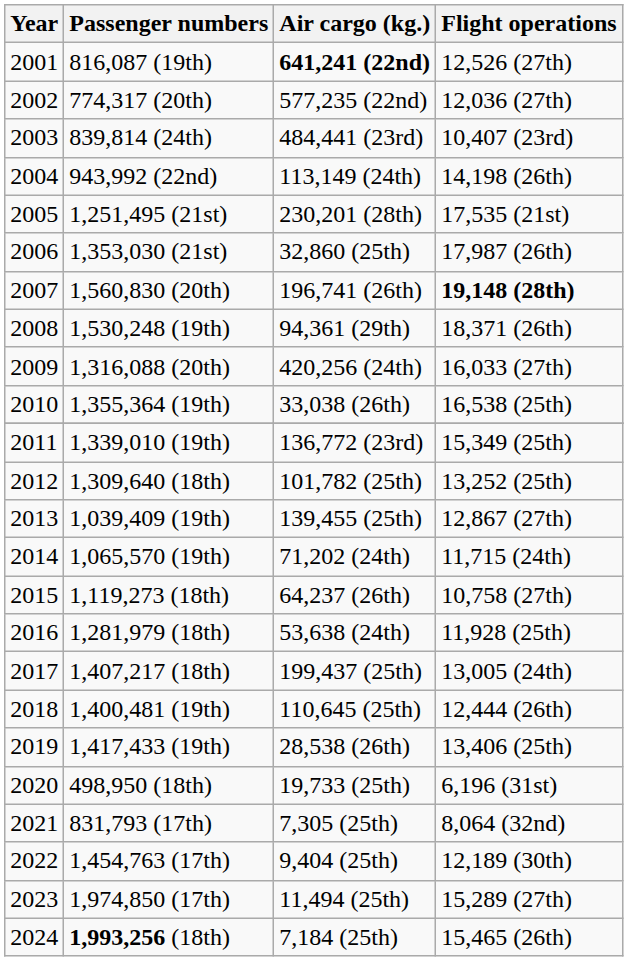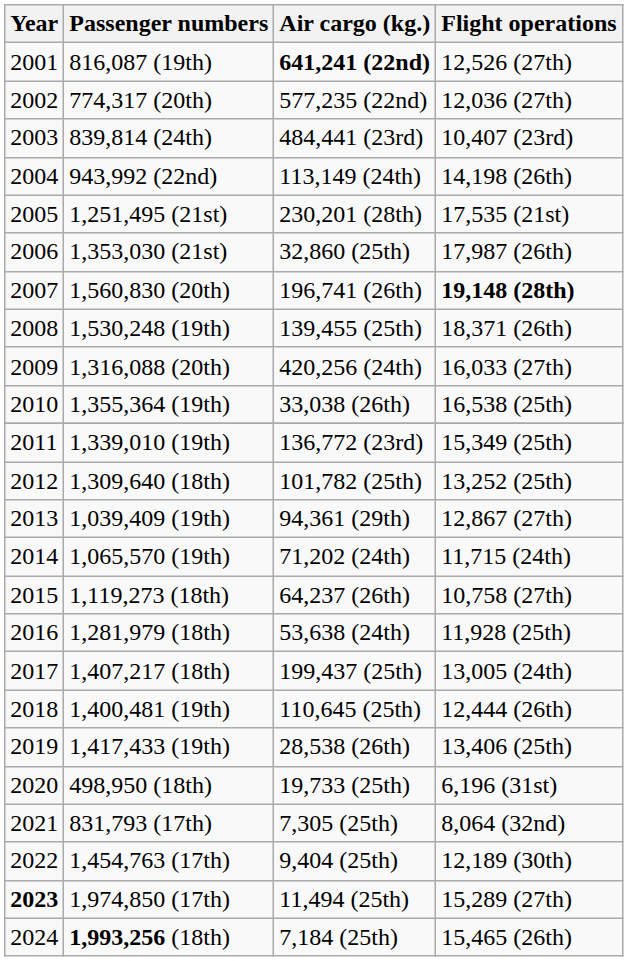(345, 328) 94,361 (29th) -> (351, 328) 139,455 (25th)
(351, 518) 139,455 (25th) -> (345, 518) 94,361 (29th)
(34, 898) normal -> (34, 898) bold
